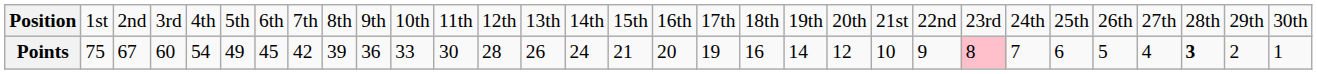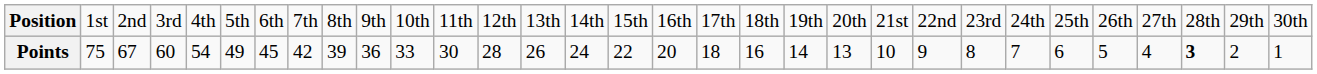(623, 52) 21 -> (623, 52) 22
(711, 52) 19 -> (711, 52) 18
(842, 52) 12 -> (842, 52) 13
(971, 52) pink background -> (971, 52) no background
